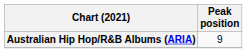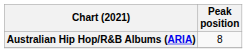(220, 39) 9 -> (220, 39) 8
